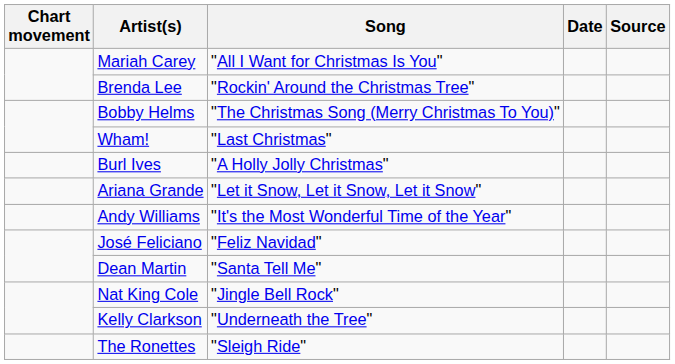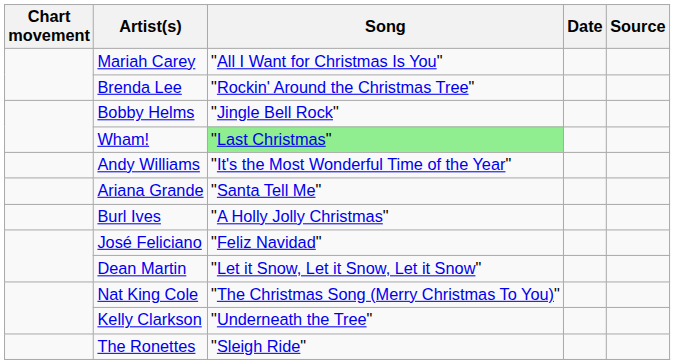(385, 113) "The Christmas Song (Merry Christmas To You)" -> (275, 113) "Jingle Bell Rock"
(271, 139) no background -> (271, 139) lightgreen background
rows swapped: (129, 165) <-> (149, 216)
(346, 191) "Let it Snow, Let it Snow, Let it Snow" -> (266, 191) "Santa Tell Me"
(266, 268) "Santa Tell Me" -> (346, 268) "Let it Snow, Let it Snow, Let it Snow"
(275, 294) "Jingle Bell Rock" -> (385, 294) "The Christmas Song (Merry Christmas To You)"
